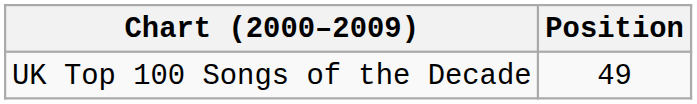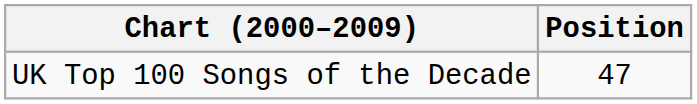(615, 76) 49 -> (615, 76) 47
